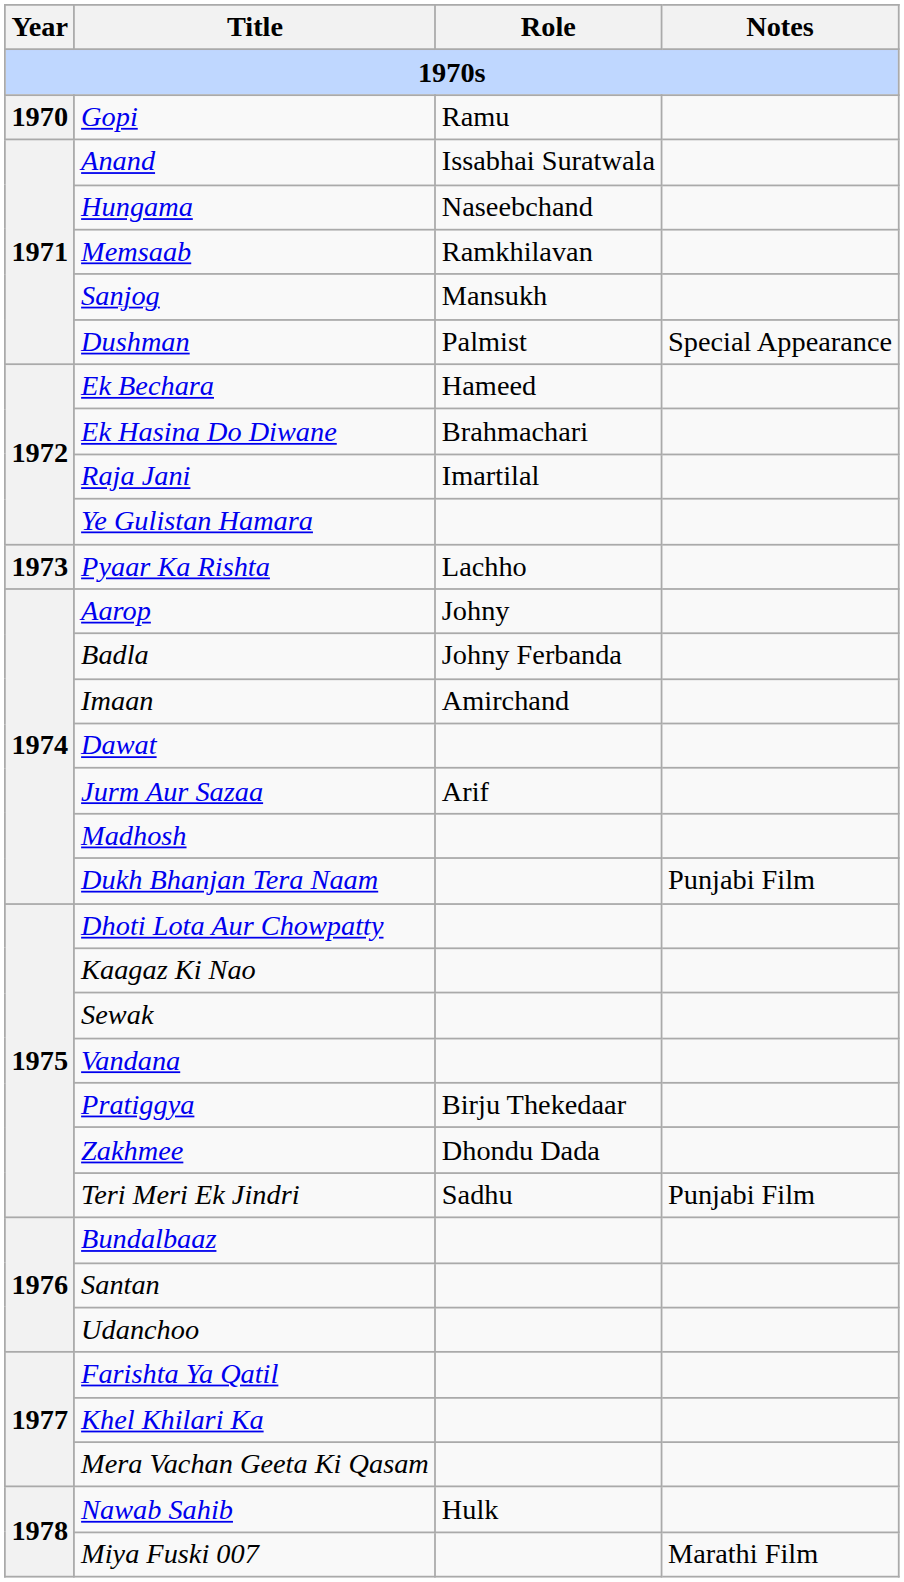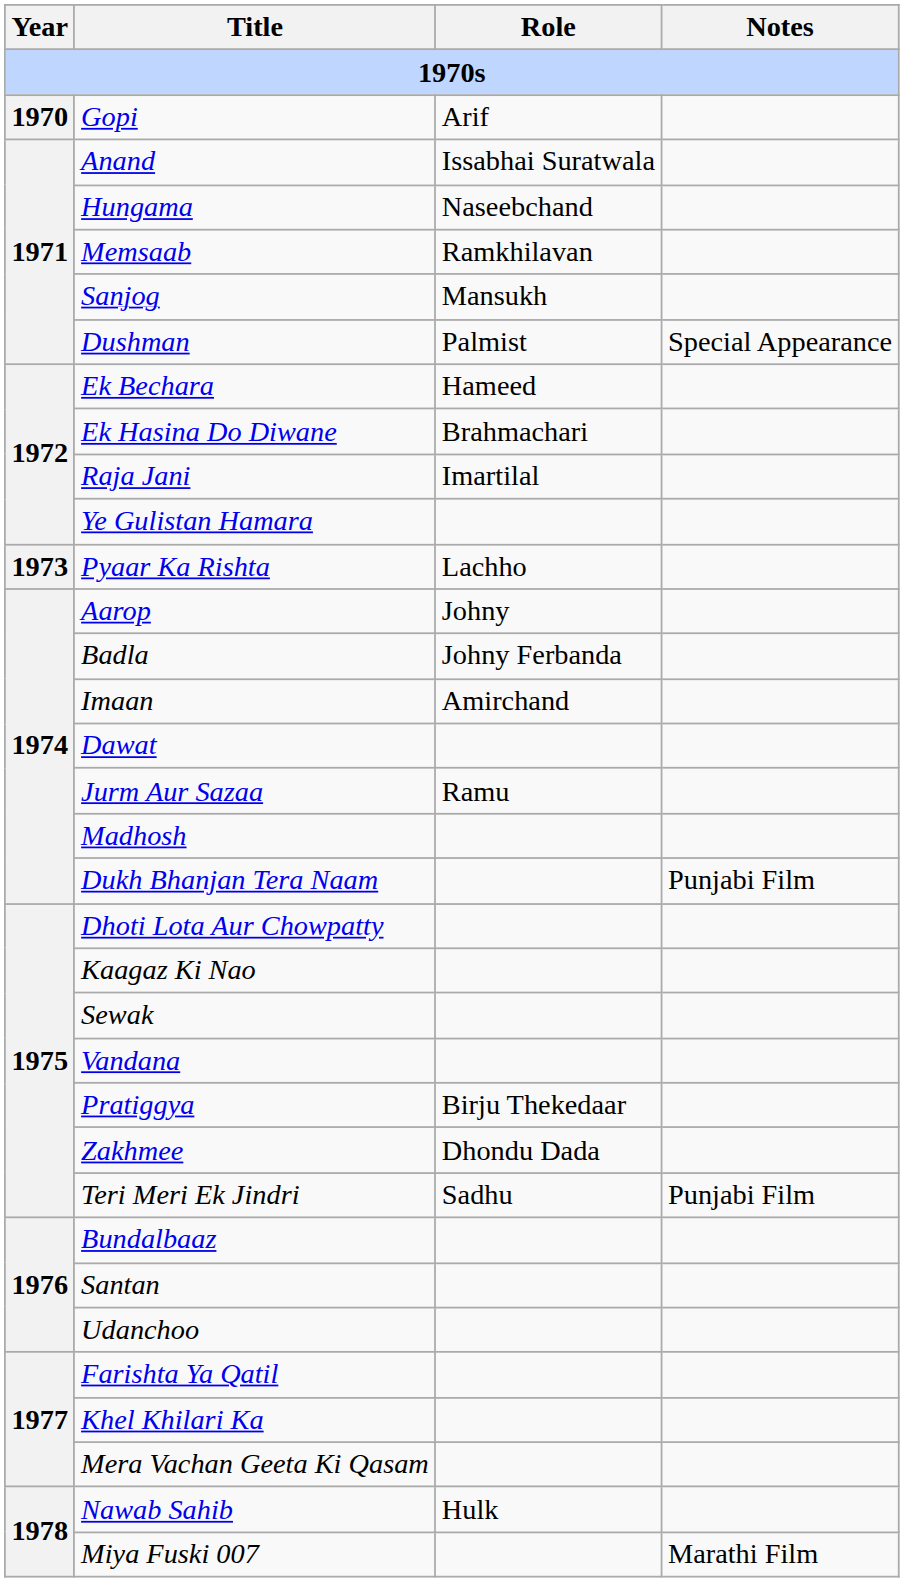(476, 116) Ramu -> (465, 116) Arif
(465, 790) Arif -> (476, 790) Ramu
